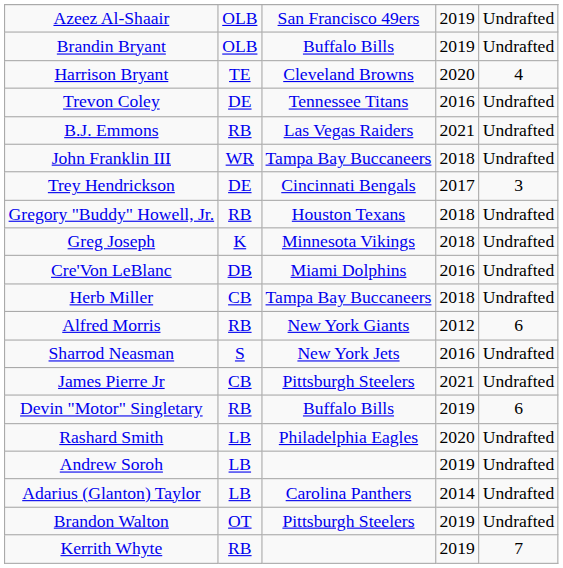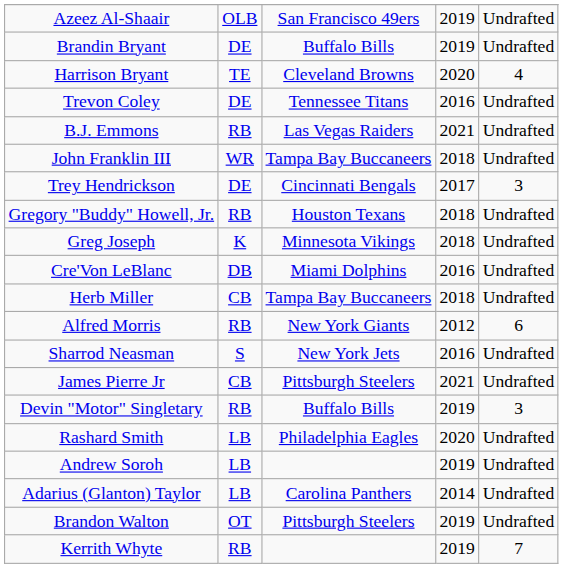(240, 46) OLB -> (240, 46) DE
(519, 409) 6 -> (519, 409) 3
